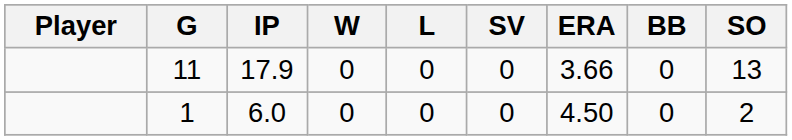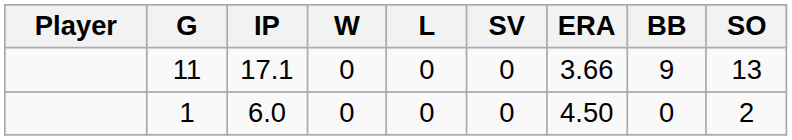(267, 69) 17.9 -> (267, 69) 17.1
(667, 69) 0 -> (667, 69) 9
